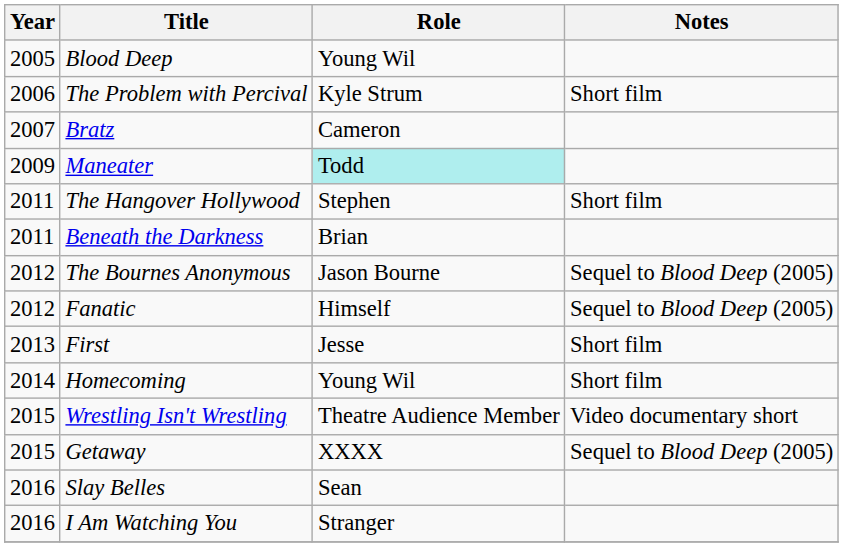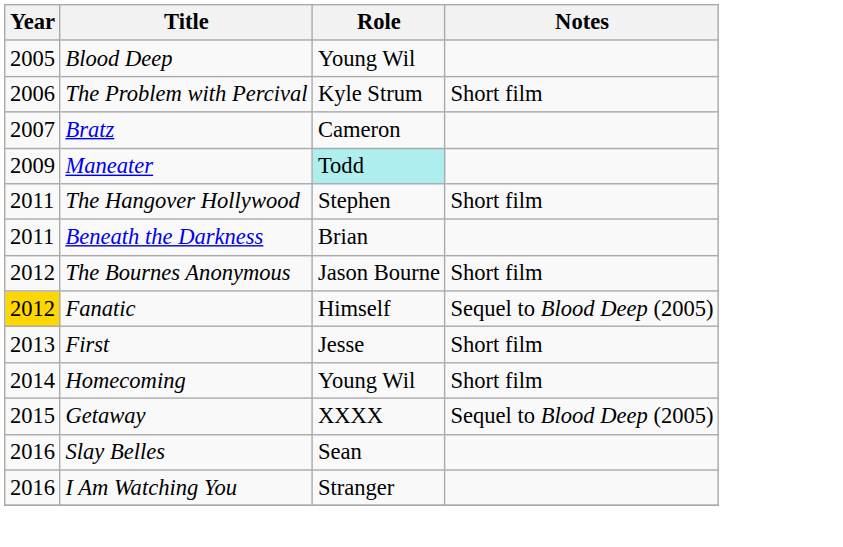(702, 272) Sequel to Blood Deep (2005) -> (497, 272) Short film
(32, 308) no background -> (32, 308) gold background
- row: (176, 415)
